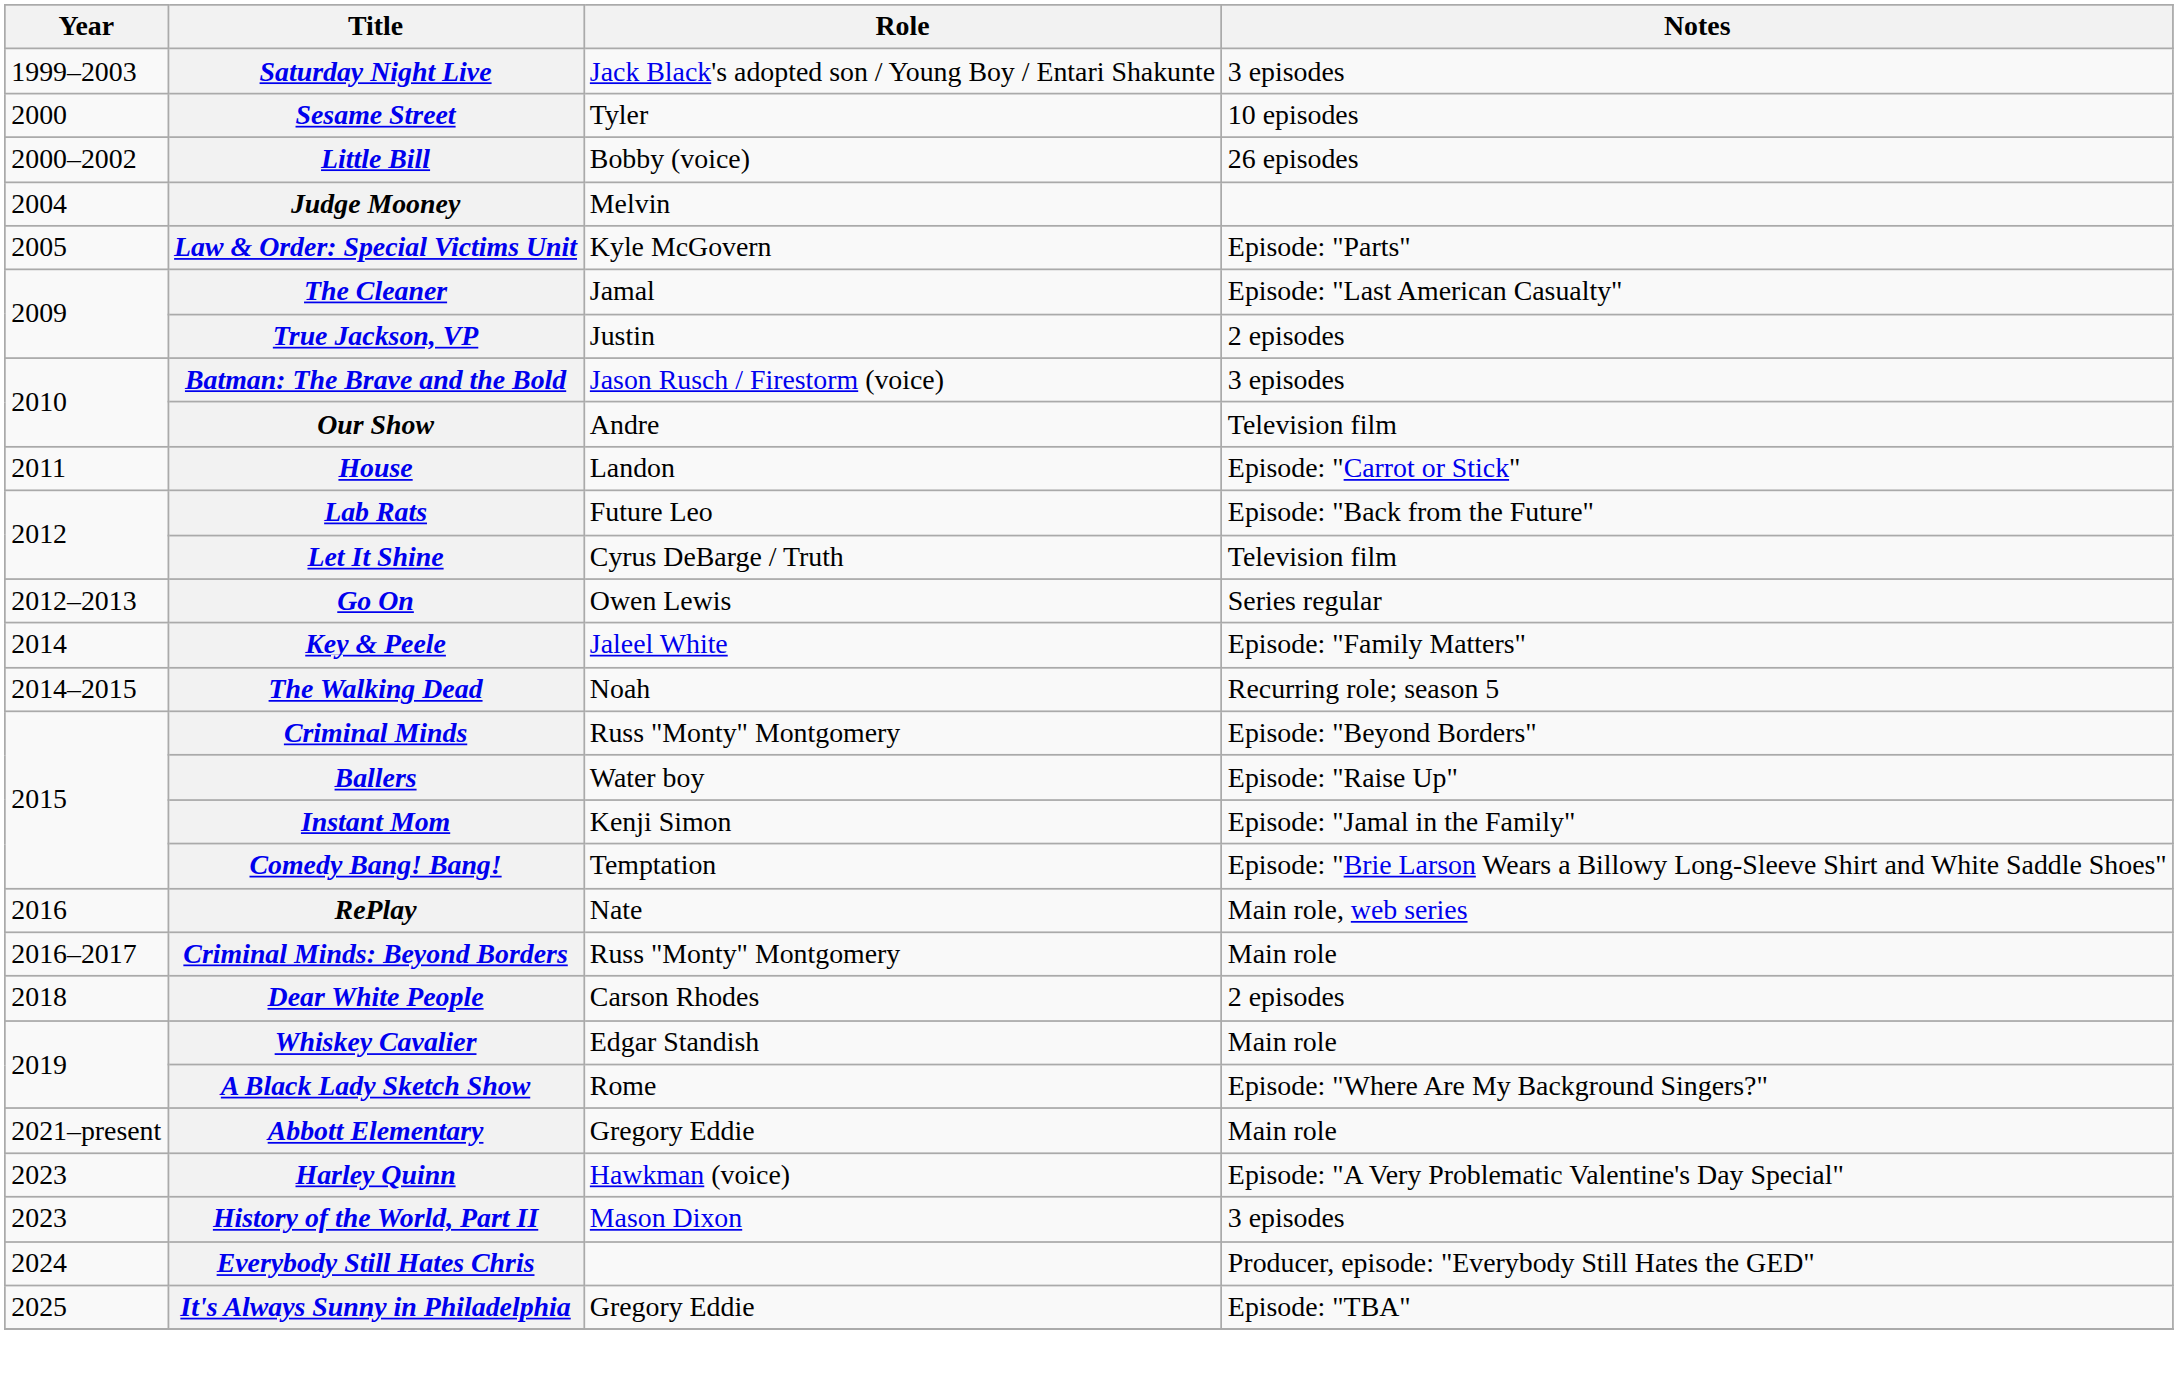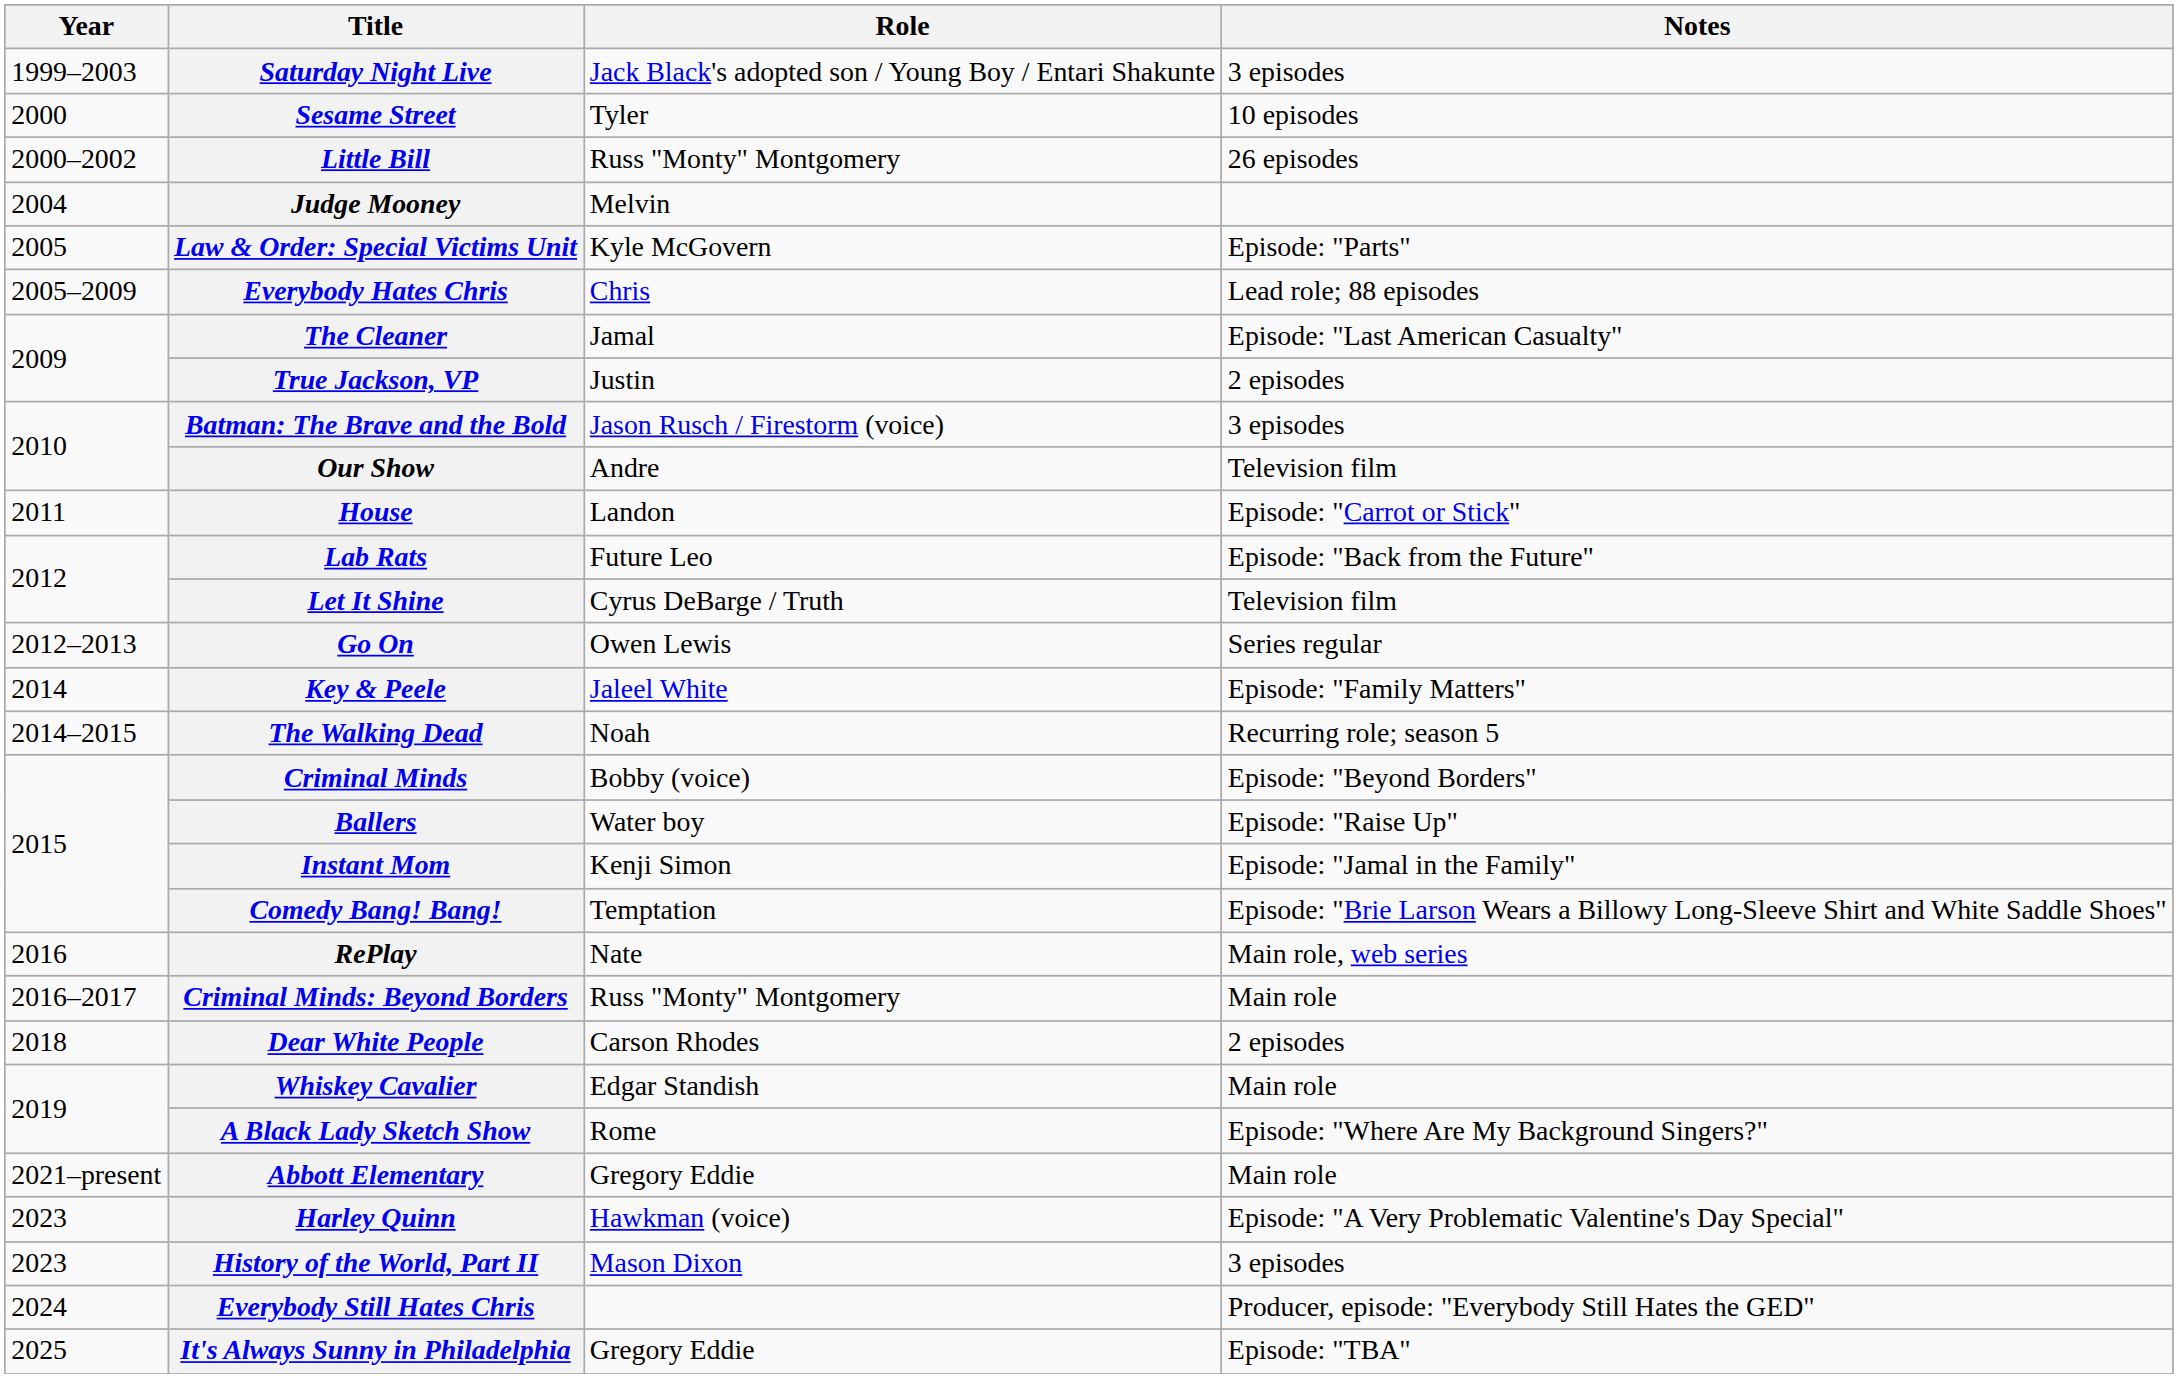(670, 159) Bobby (voice) -> (745, 159) Russ "Monty" Montgomery
+ row: (376, 291)
(745, 733) Russ "Monty" Montgomery -> (670, 777) Bobby (voice)
